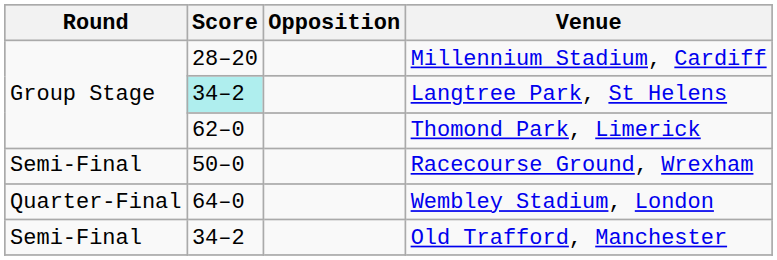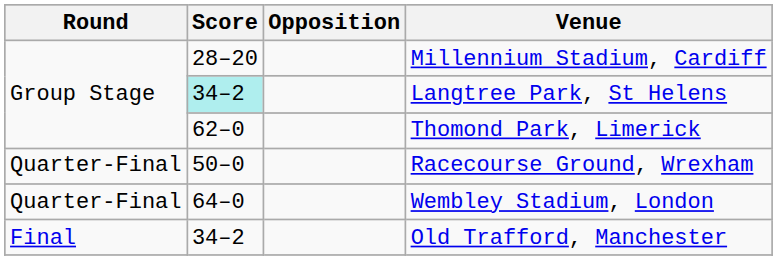(76, 166) Semi-Final -> (96, 166) Quarter-Final
(76, 238) Semi-Final -> (43, 238) Final
